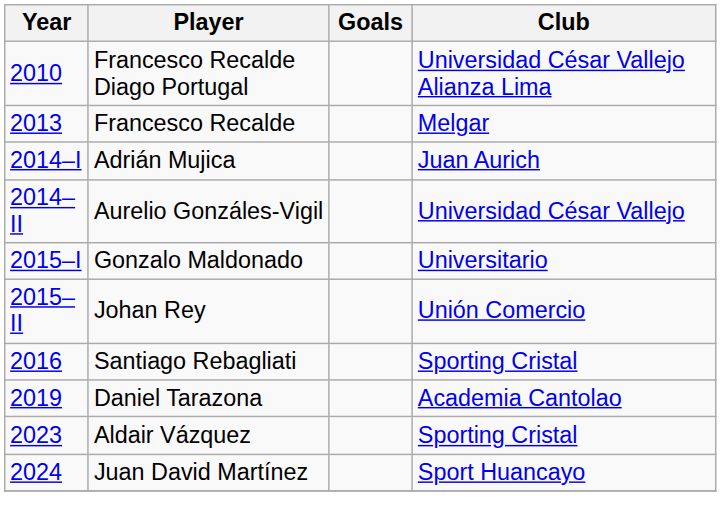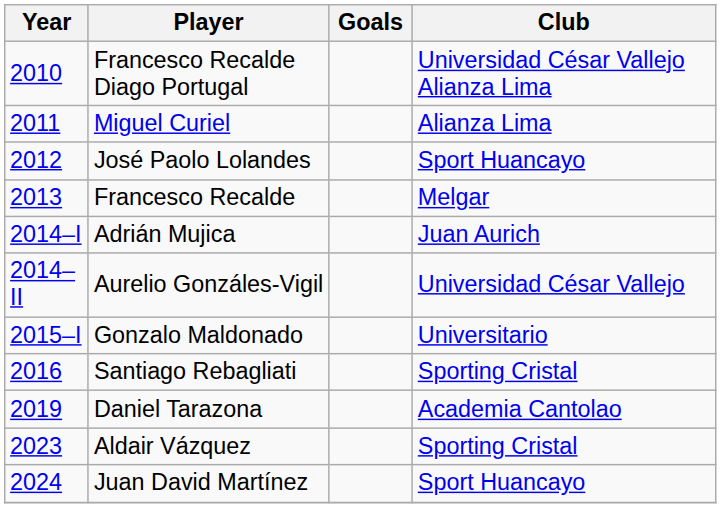+ row: (162, 123)
+ row: (202, 160)
- row: (150, 311)
